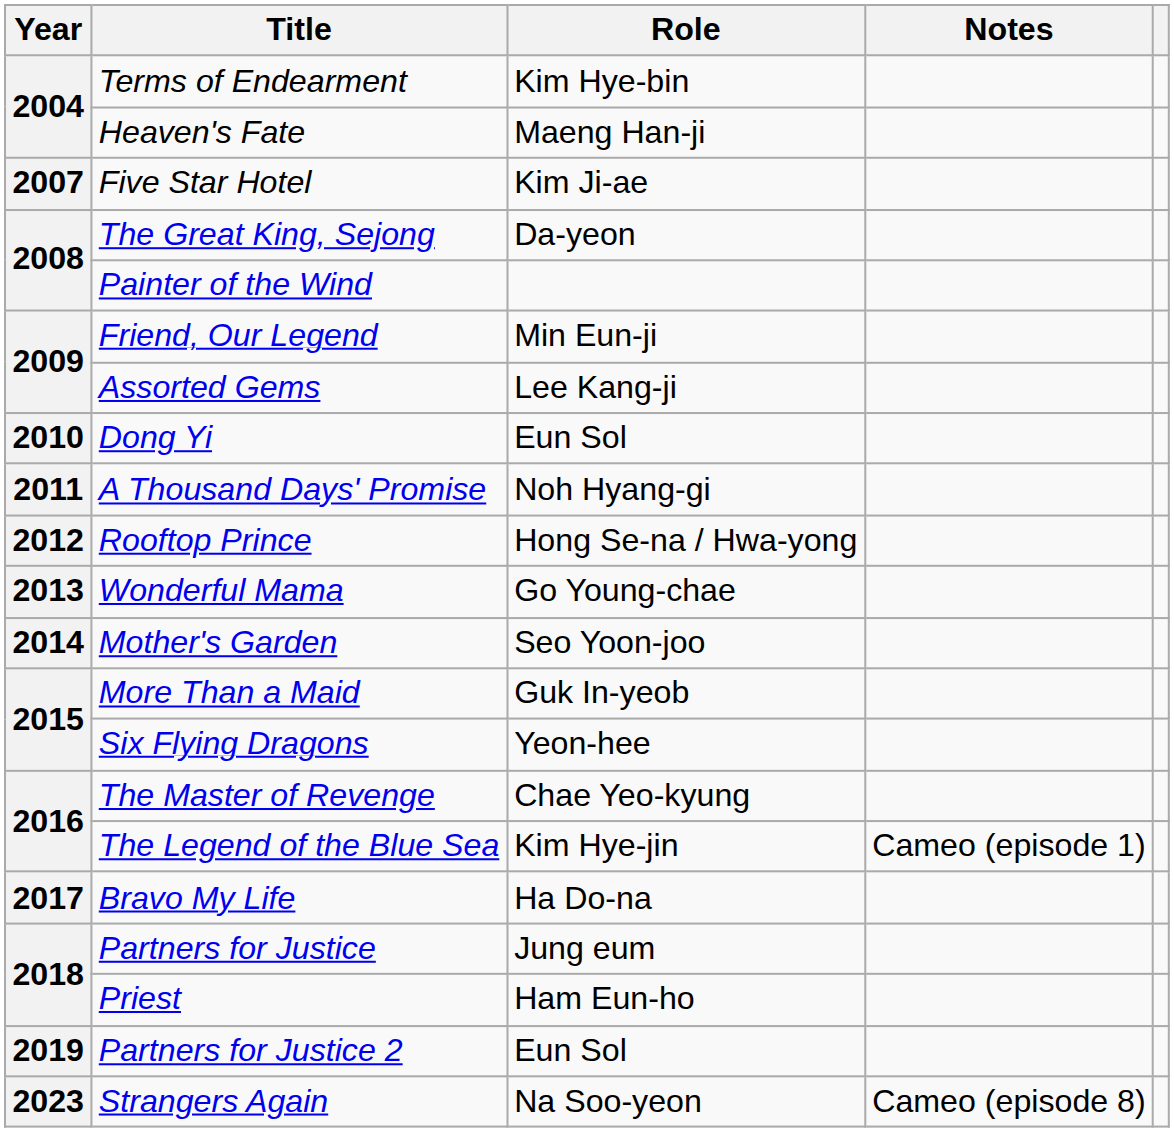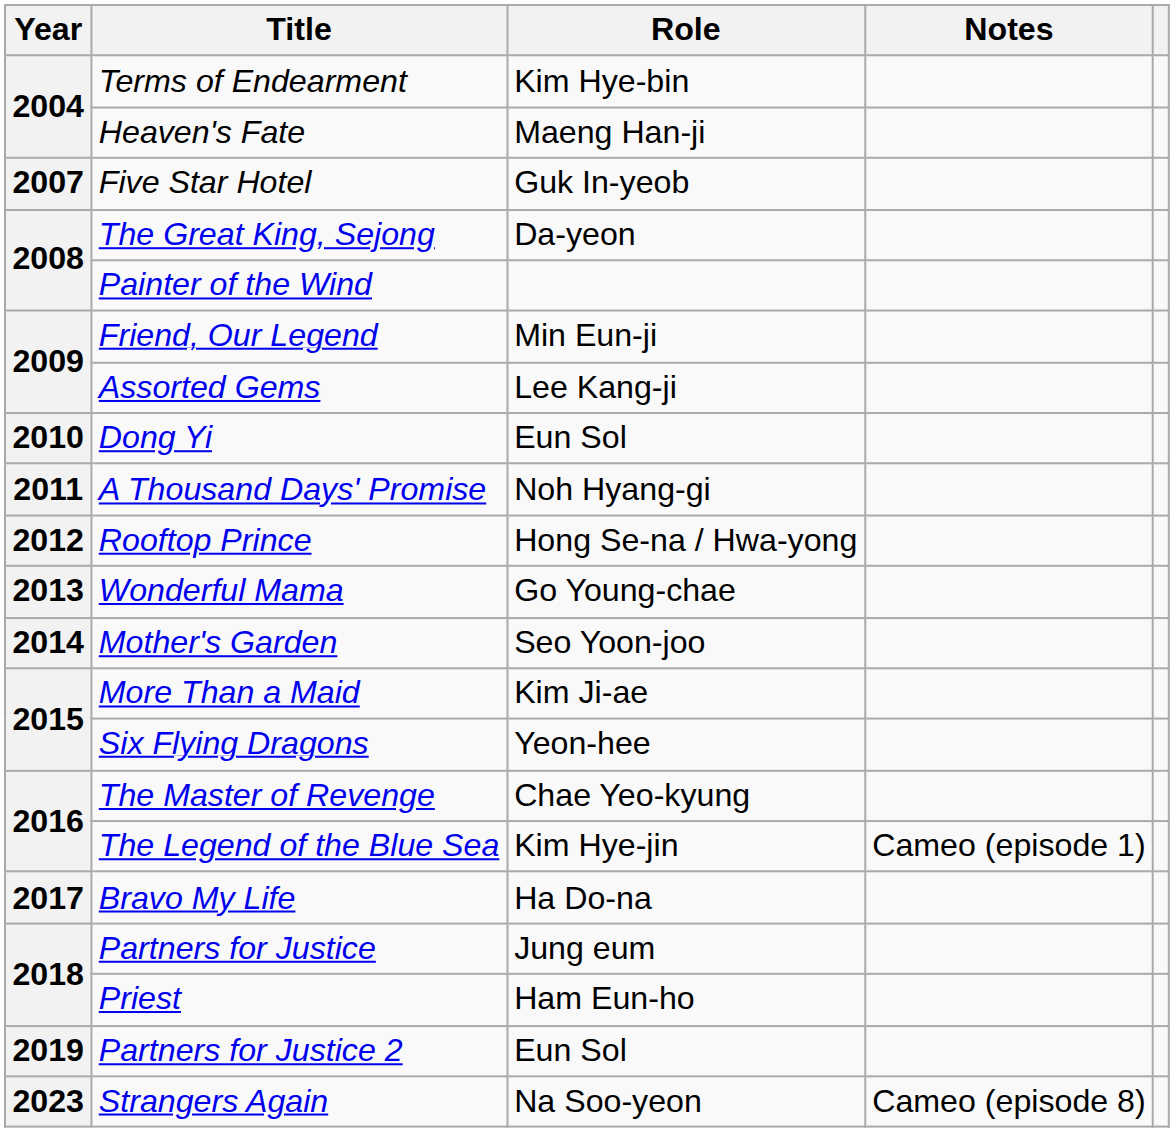(581, 183) Kim Ji-ae -> (602, 183) Guk In-yeob
(602, 693) Guk In-yeob -> (581, 693) Kim Ji-ae
